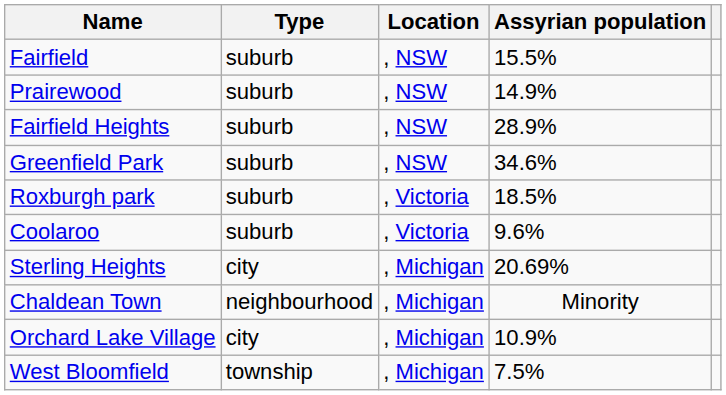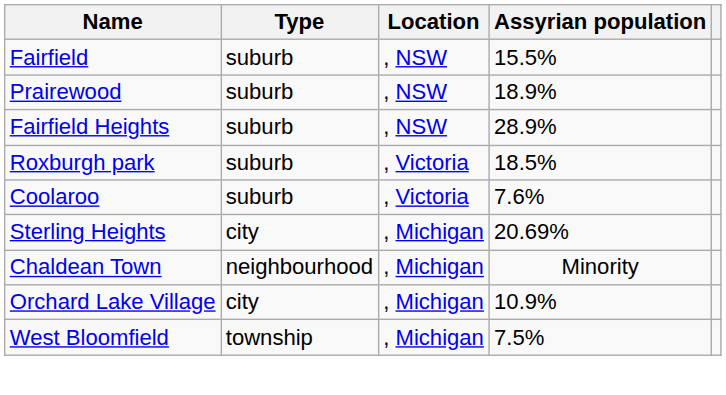(525, 92) 14.9% -> (525, 92) 18.9%
- row: (86, 162)
(519, 232) 9.6% -> (519, 197) 7.6%
